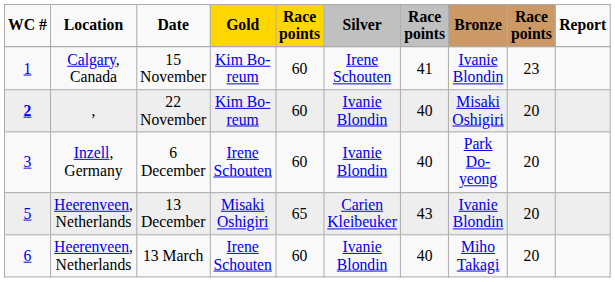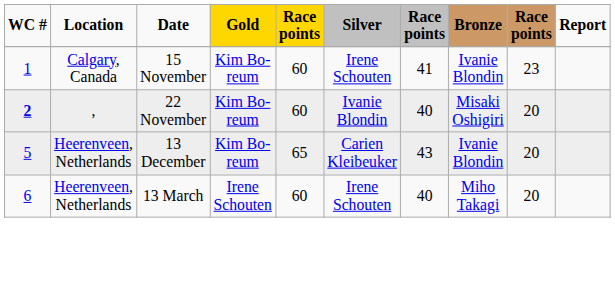- row: (173, 162)
(243, 213) Misaki Oshigiri -> (243, 153) Kim Bo-reum
(362, 255) Ivanie Blondin -> (362, 195) Irene Schouten
